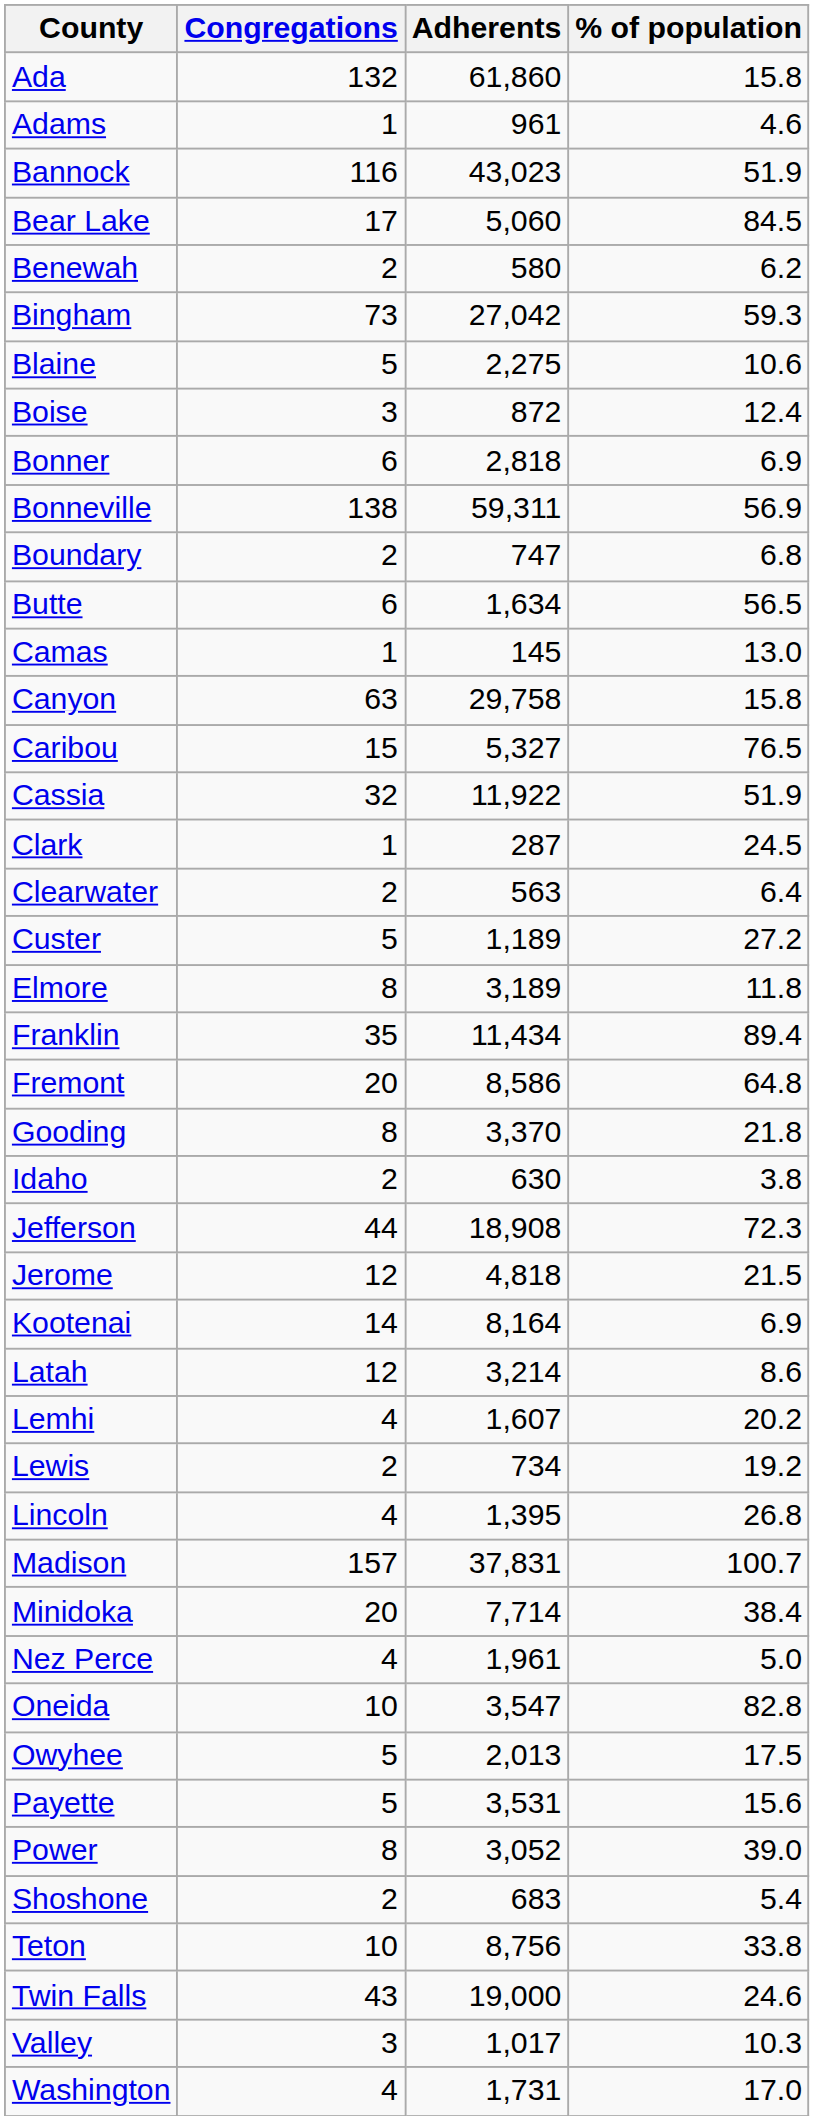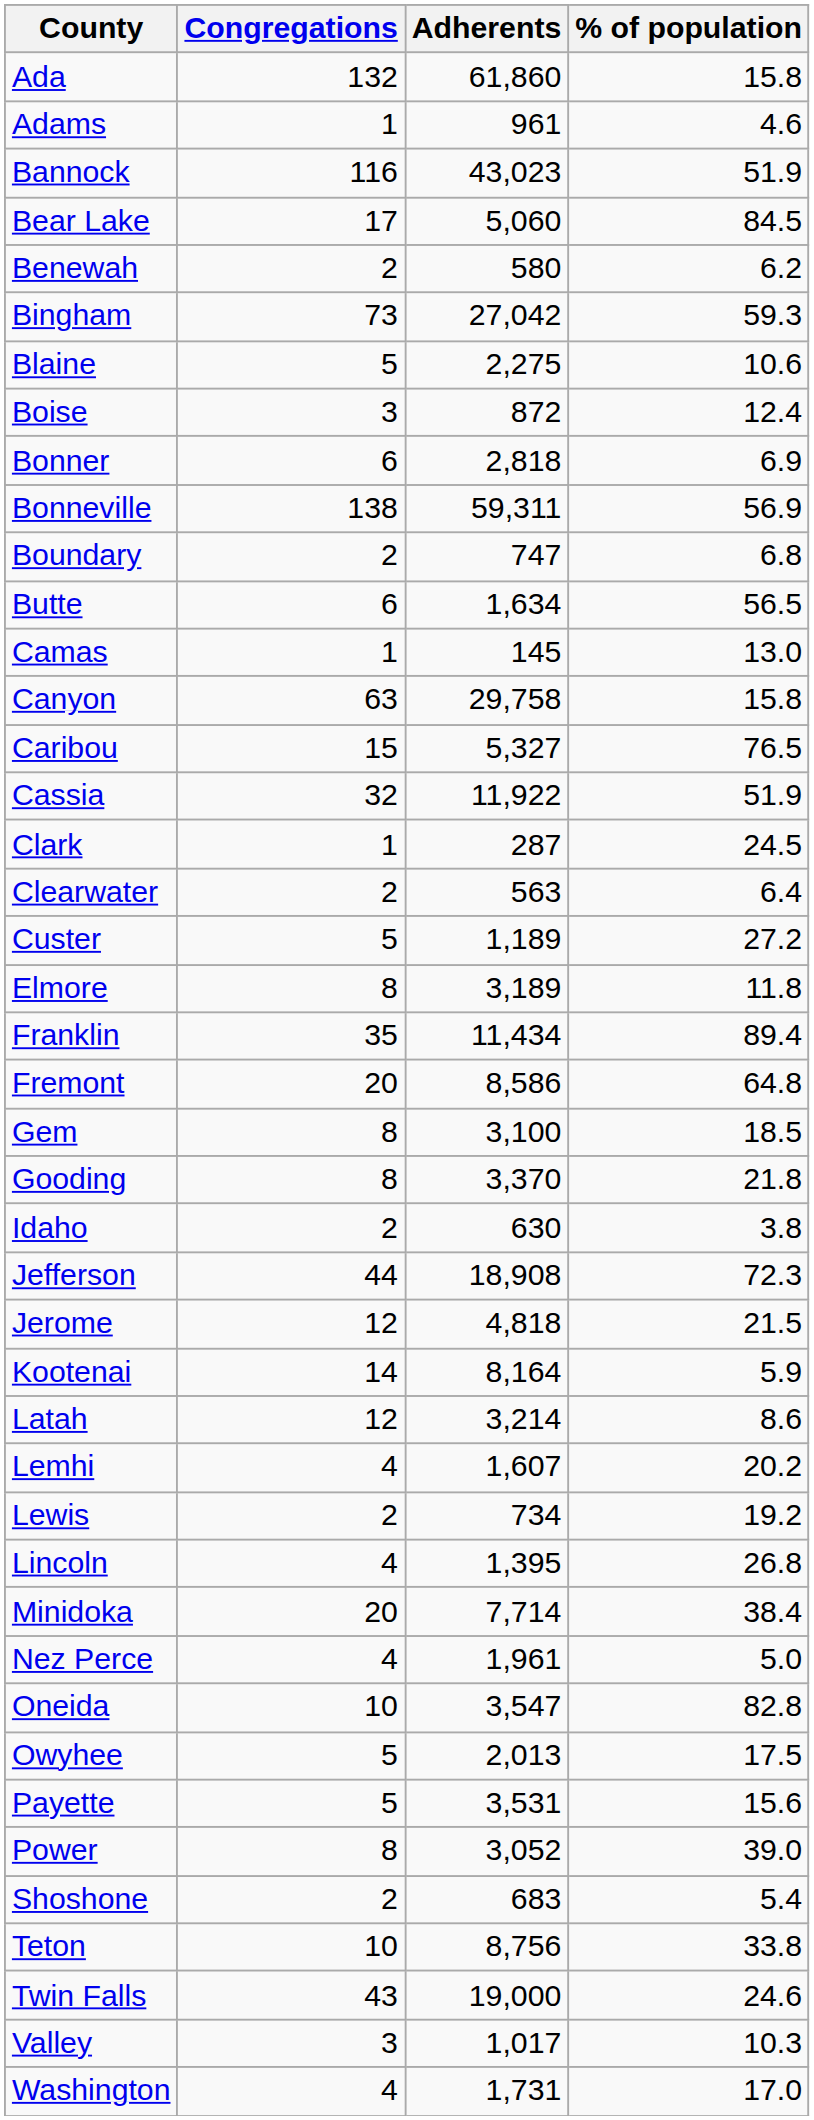+ row: (45, 1131)
(781, 1323) 6.9 -> (781, 1371) 5.9
- row: (69, 1563)
